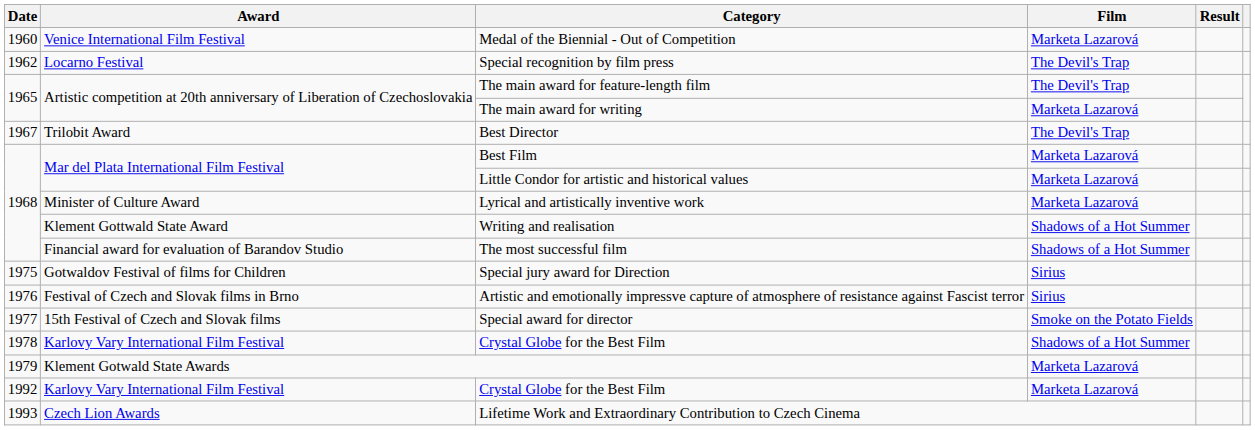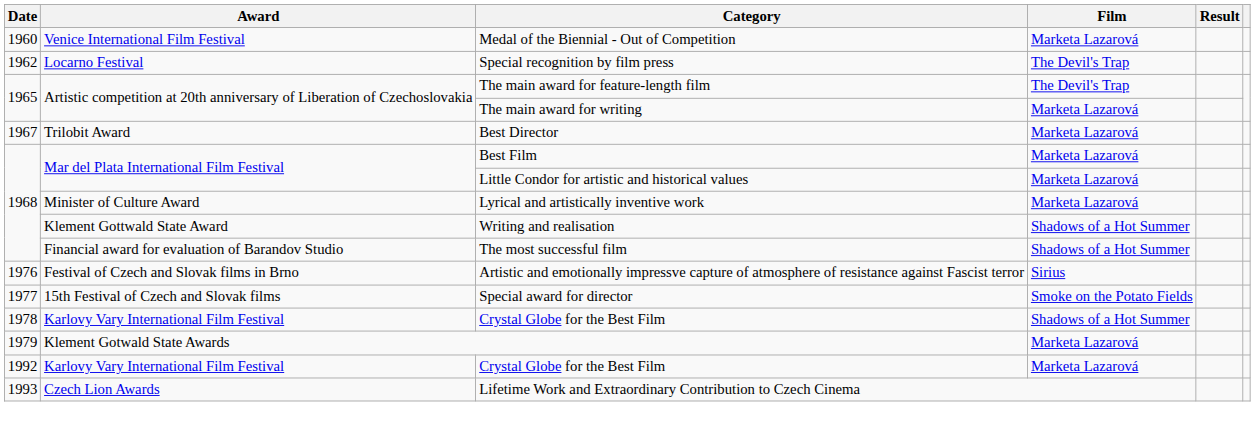(1080, 132) The Devil's Trap -> (1085, 132) Marketa Lazarová
- row: (23, 272)
